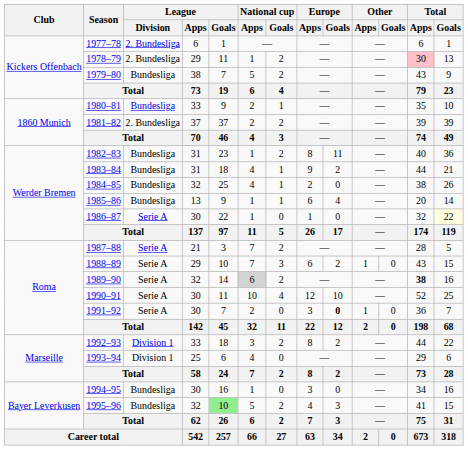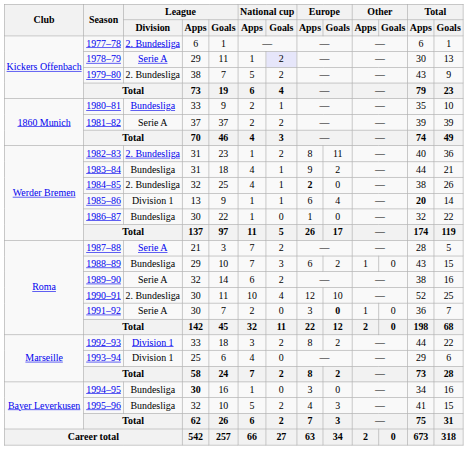(153, 59) 2. Bundesliga -> (153, 59) Serie A
(281, 59) no background -> (281, 59) lavender background
(421, 59) pink background -> (421, 59) no background
(153, 75) Bundesliga -> (153, 75) 2. Bundesliga
(153, 122) 2. Bundesliga -> (153, 122) Serie A
(153, 153) Bundesliga -> (153, 153) 2. Bundesliga
(153, 185) Bundesliga -> (153, 185) 2. Bundesliga
(310, 185) normal -> (310, 185) bold
(153, 201) Bundesliga -> (153, 201) Division 1
(421, 201) normal -> (421, 201) bold
(153, 216) Serie A -> (153, 216) Bundesliga
(449, 216) lightyellow background -> (449, 216) no background
(153, 264) Serie A -> (153, 264) Bundesliga
(252, 279) lightgrey background -> (252, 279) no background
(421, 279) bold -> (421, 279) normal
(153, 295) Serie A -> (153, 295) 2. Bundesliga
(196, 389) normal -> (196, 389) bold
(223, 405) lightgreen background -> (223, 405) no background
